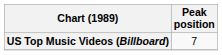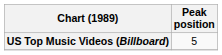(194, 41) 7 -> (194, 41) 5
